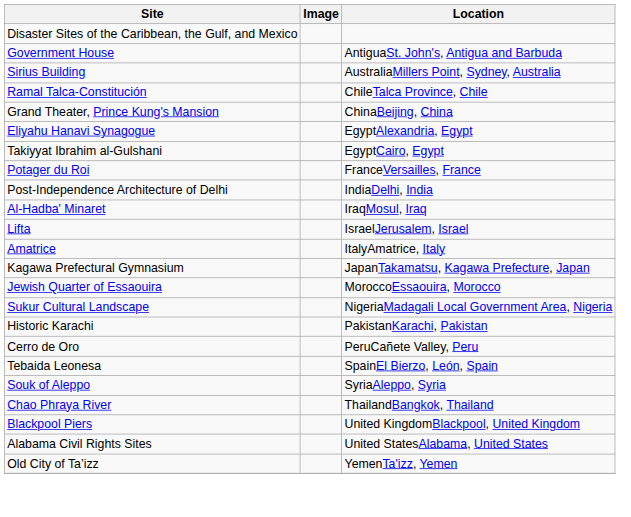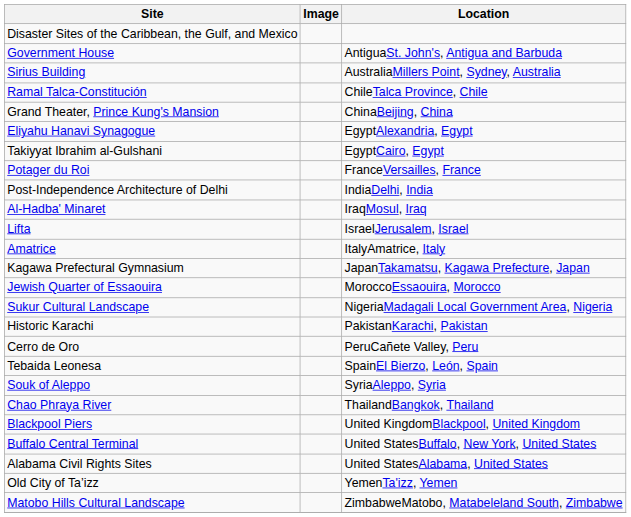+ row: (73, 444)
+ row: (96, 502)
